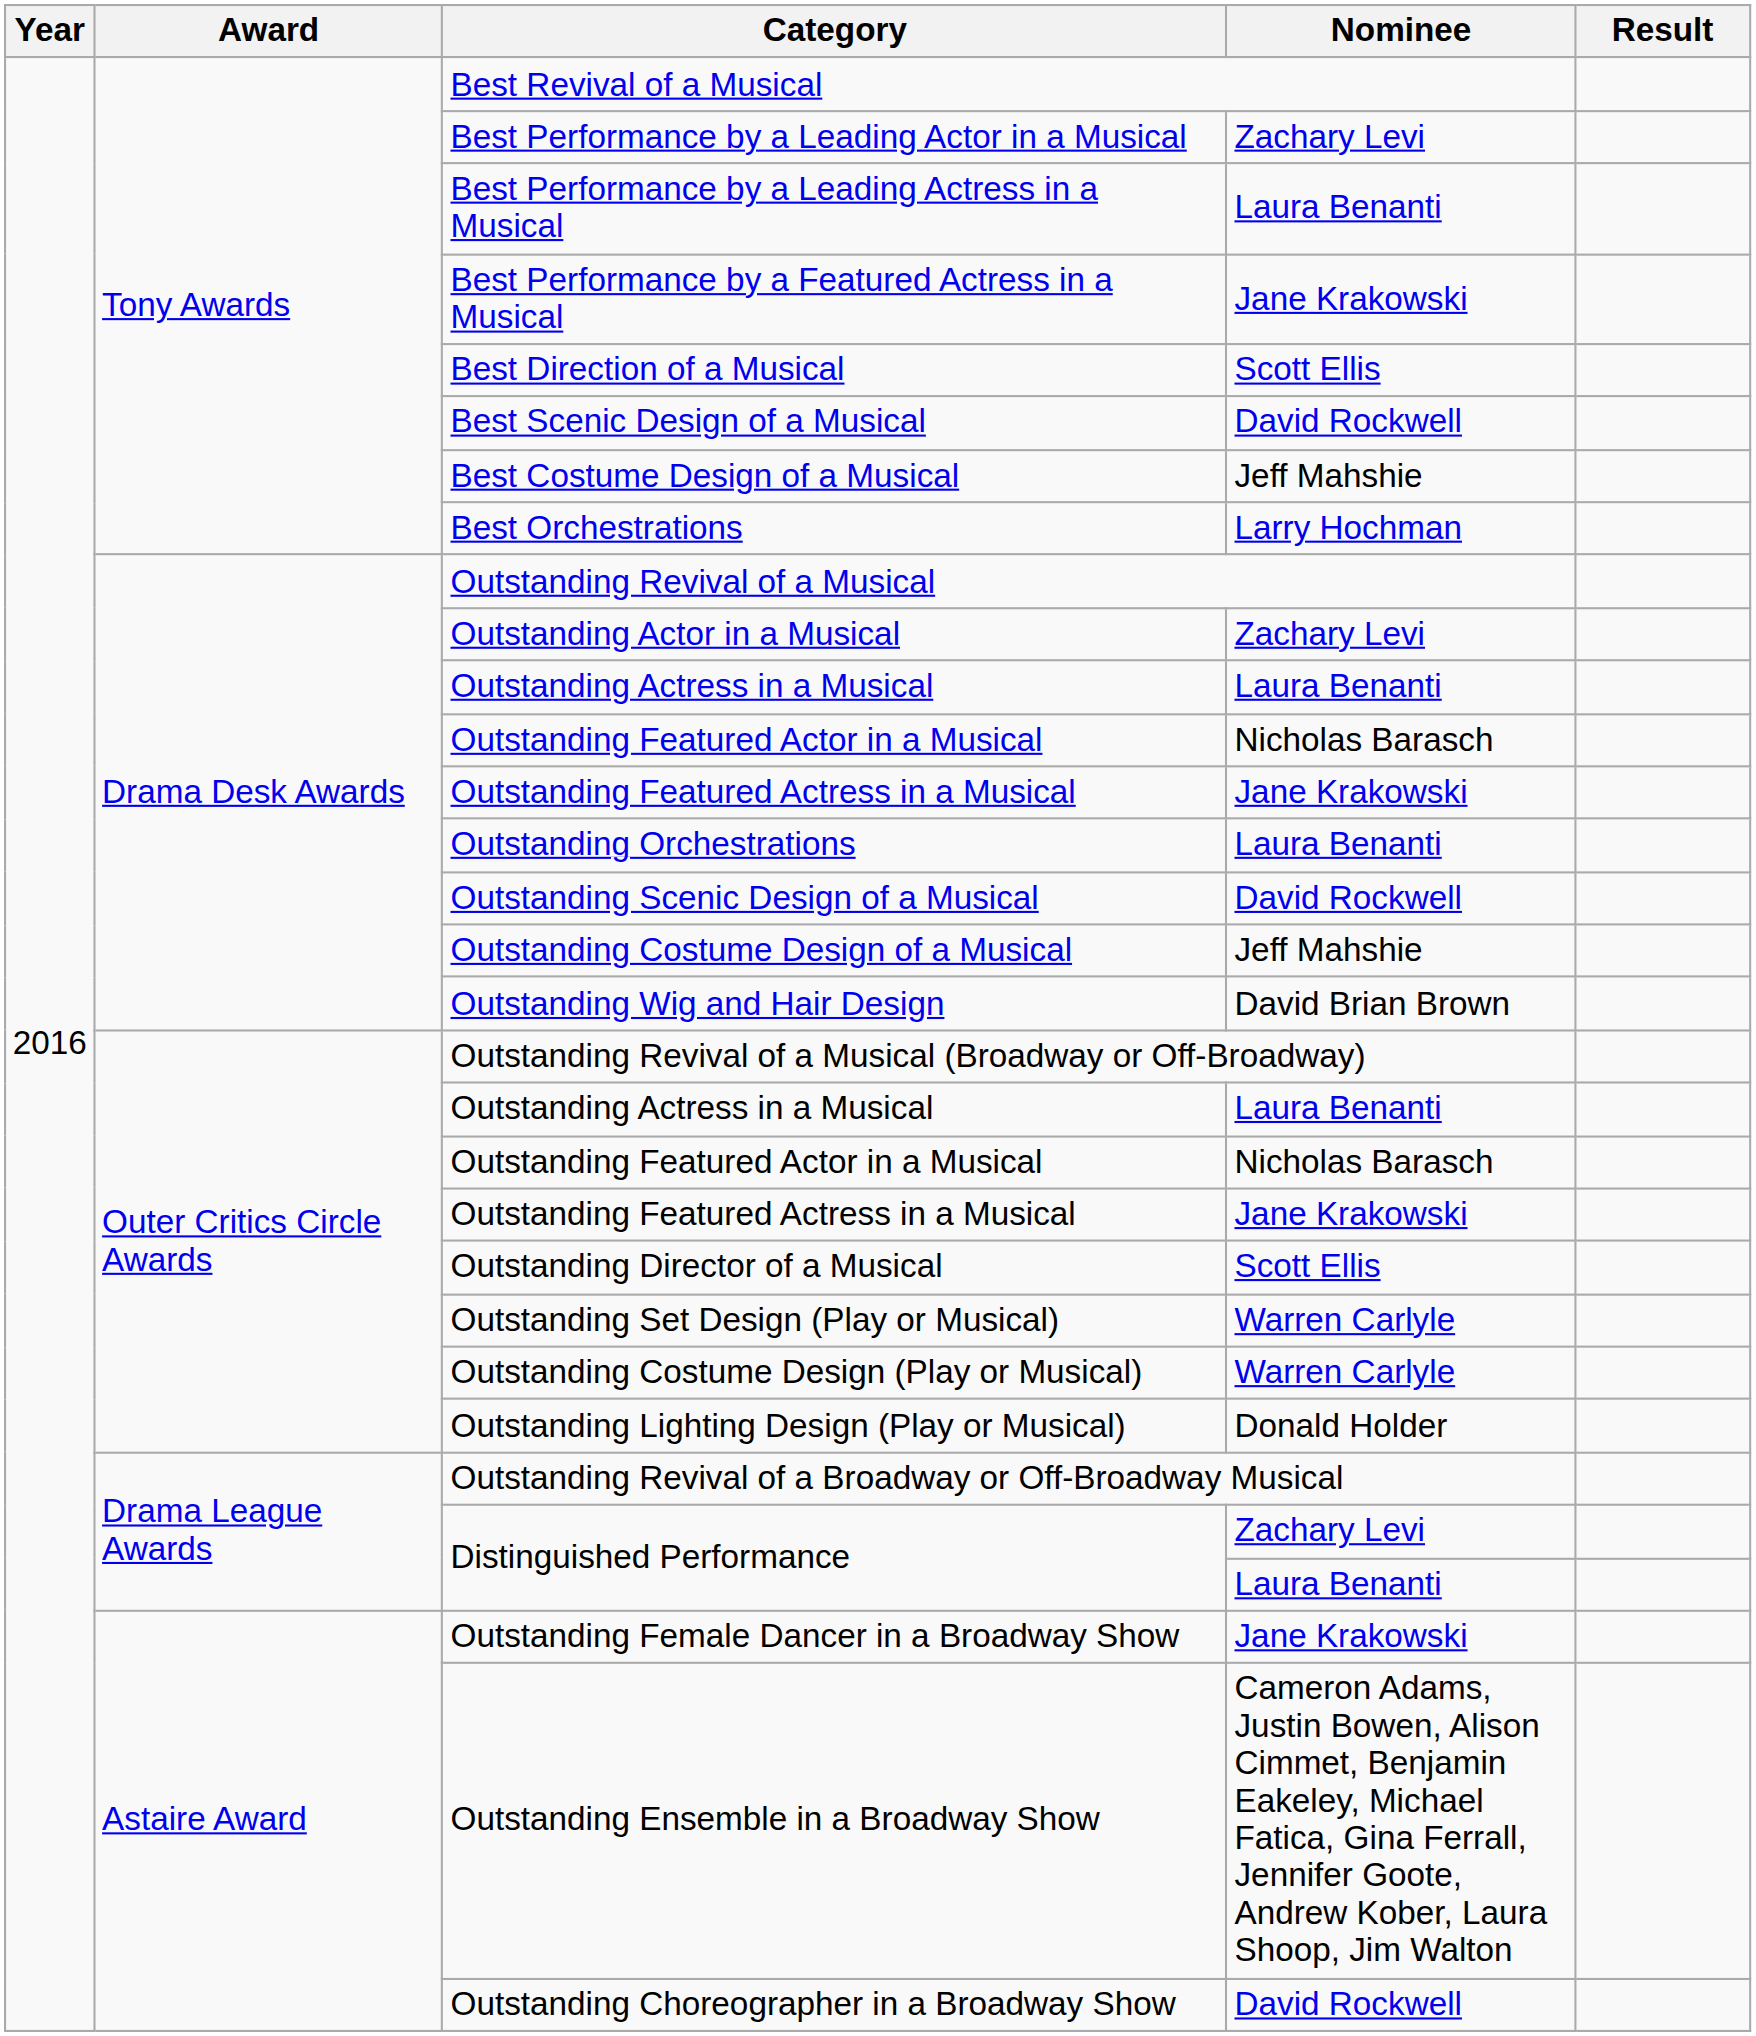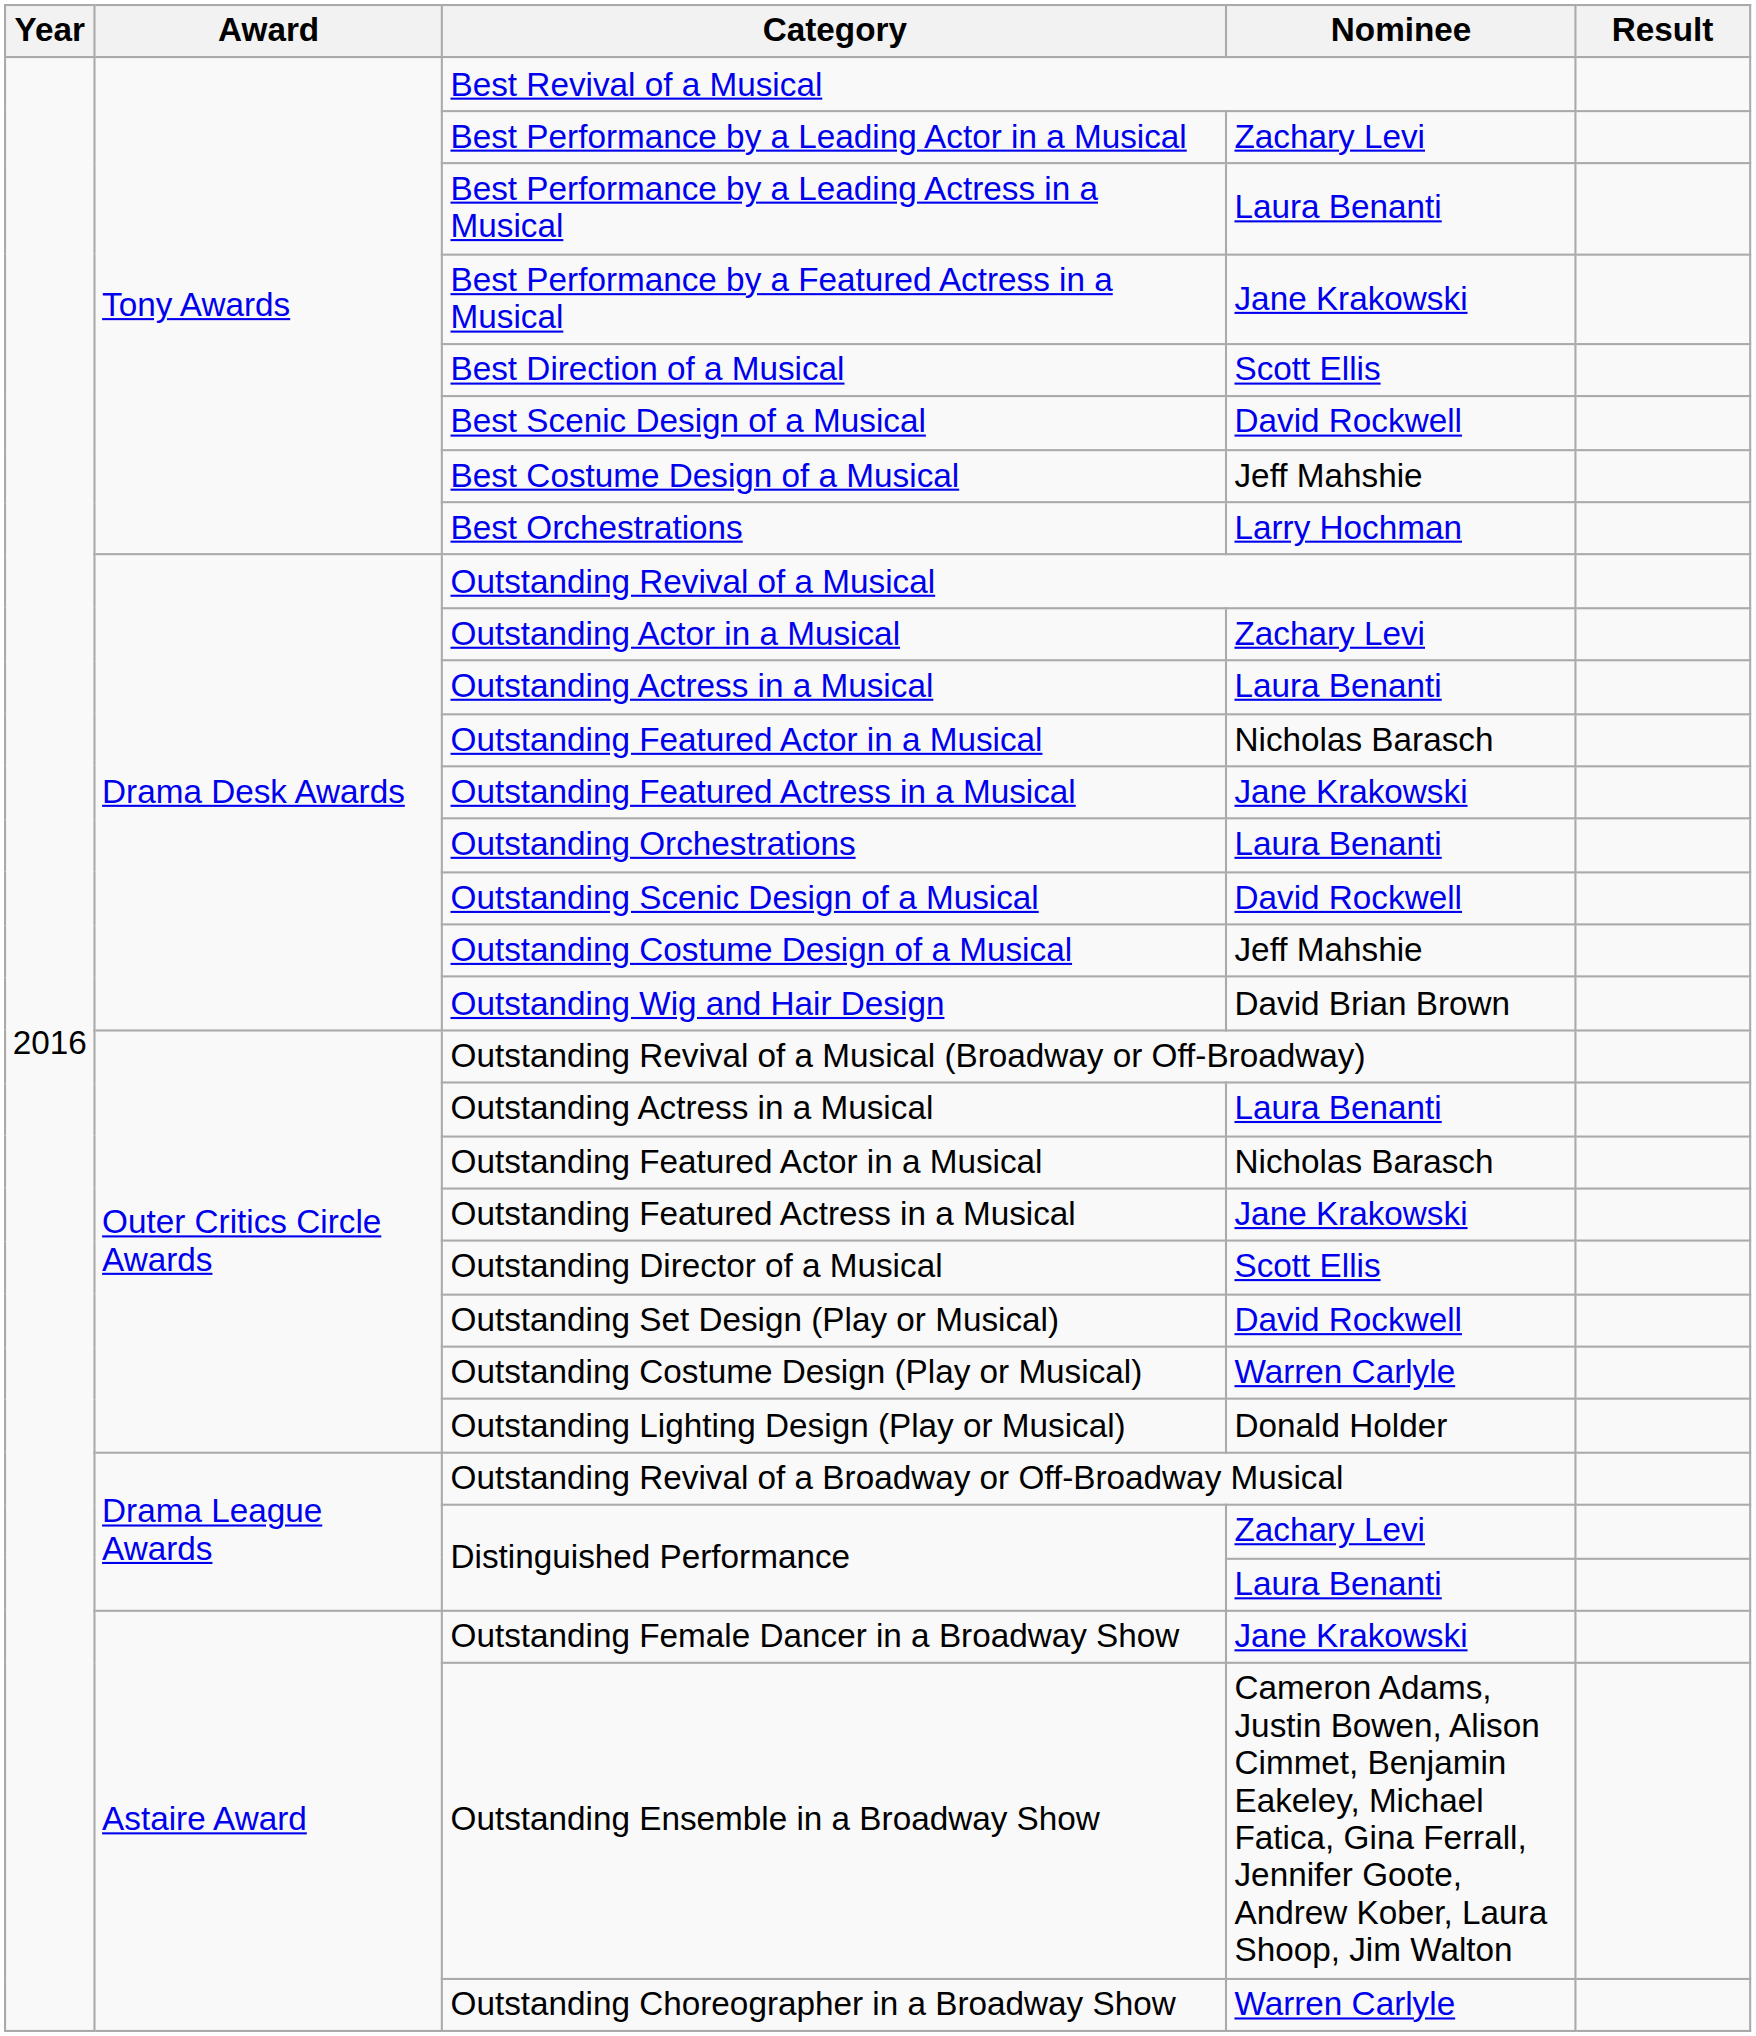(1345, 1319) Warren Carlyle -> (1348, 1319) David Rockwell
(1348, 2004) David Rockwell -> (1345, 2004) Warren Carlyle
